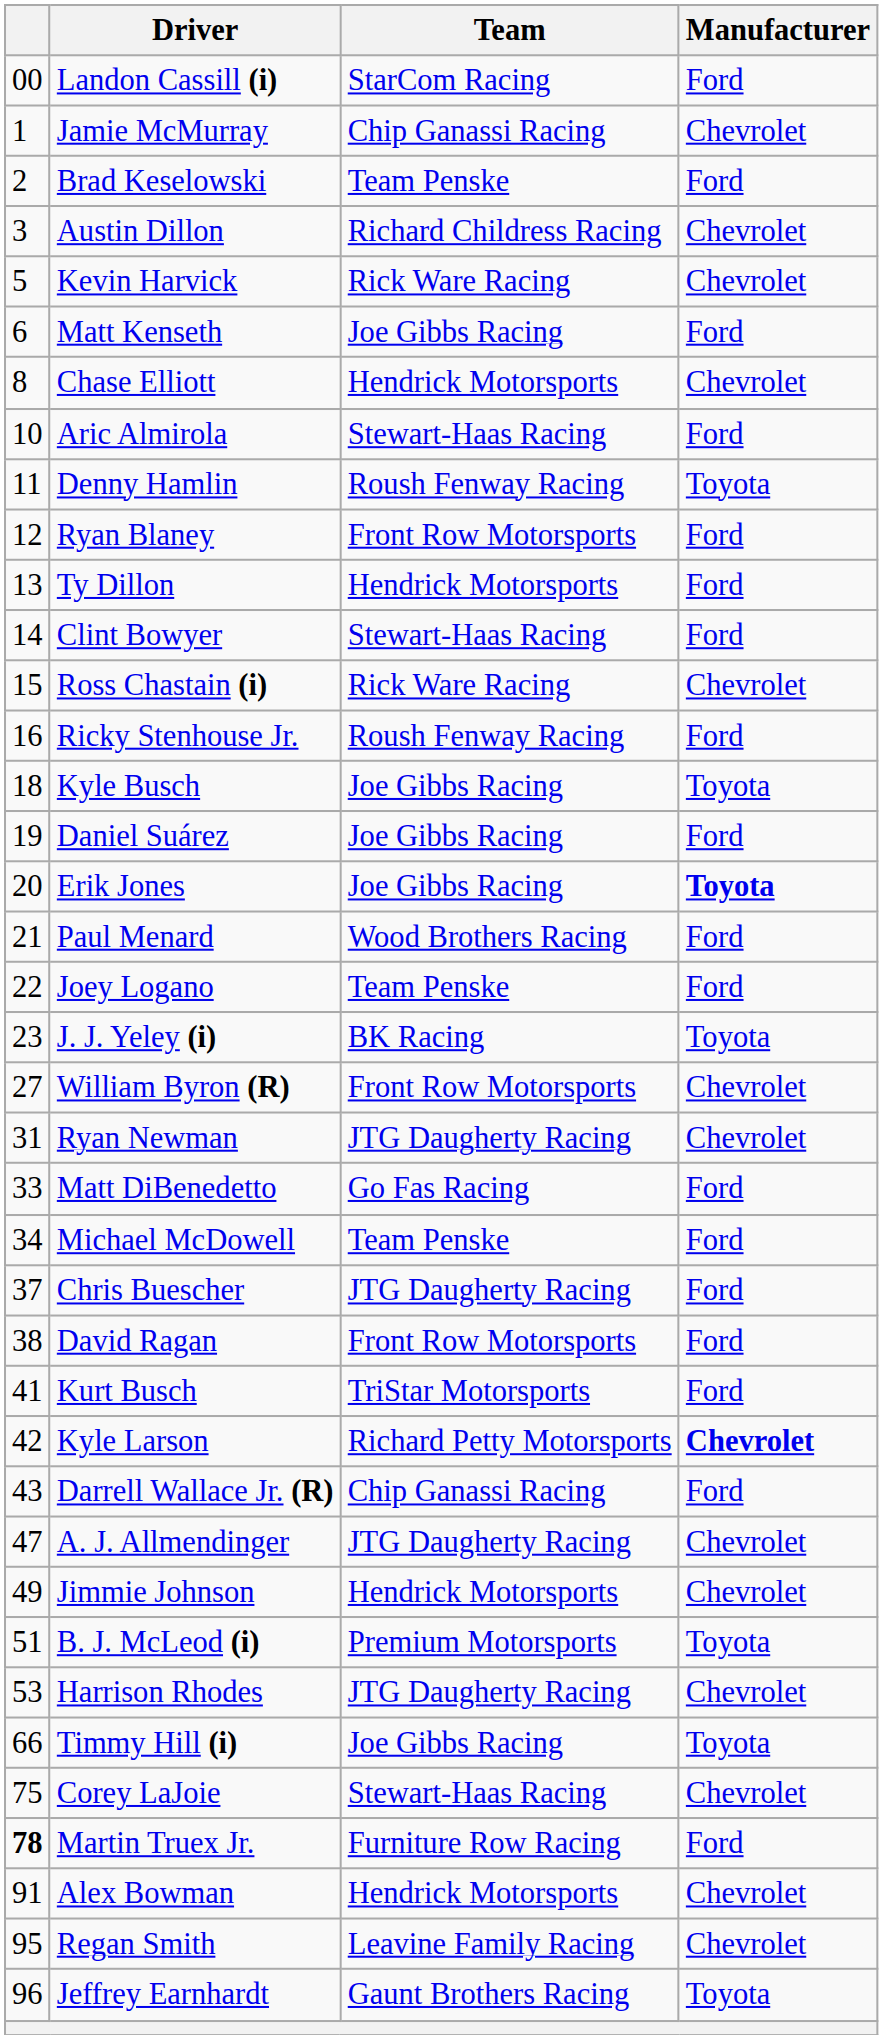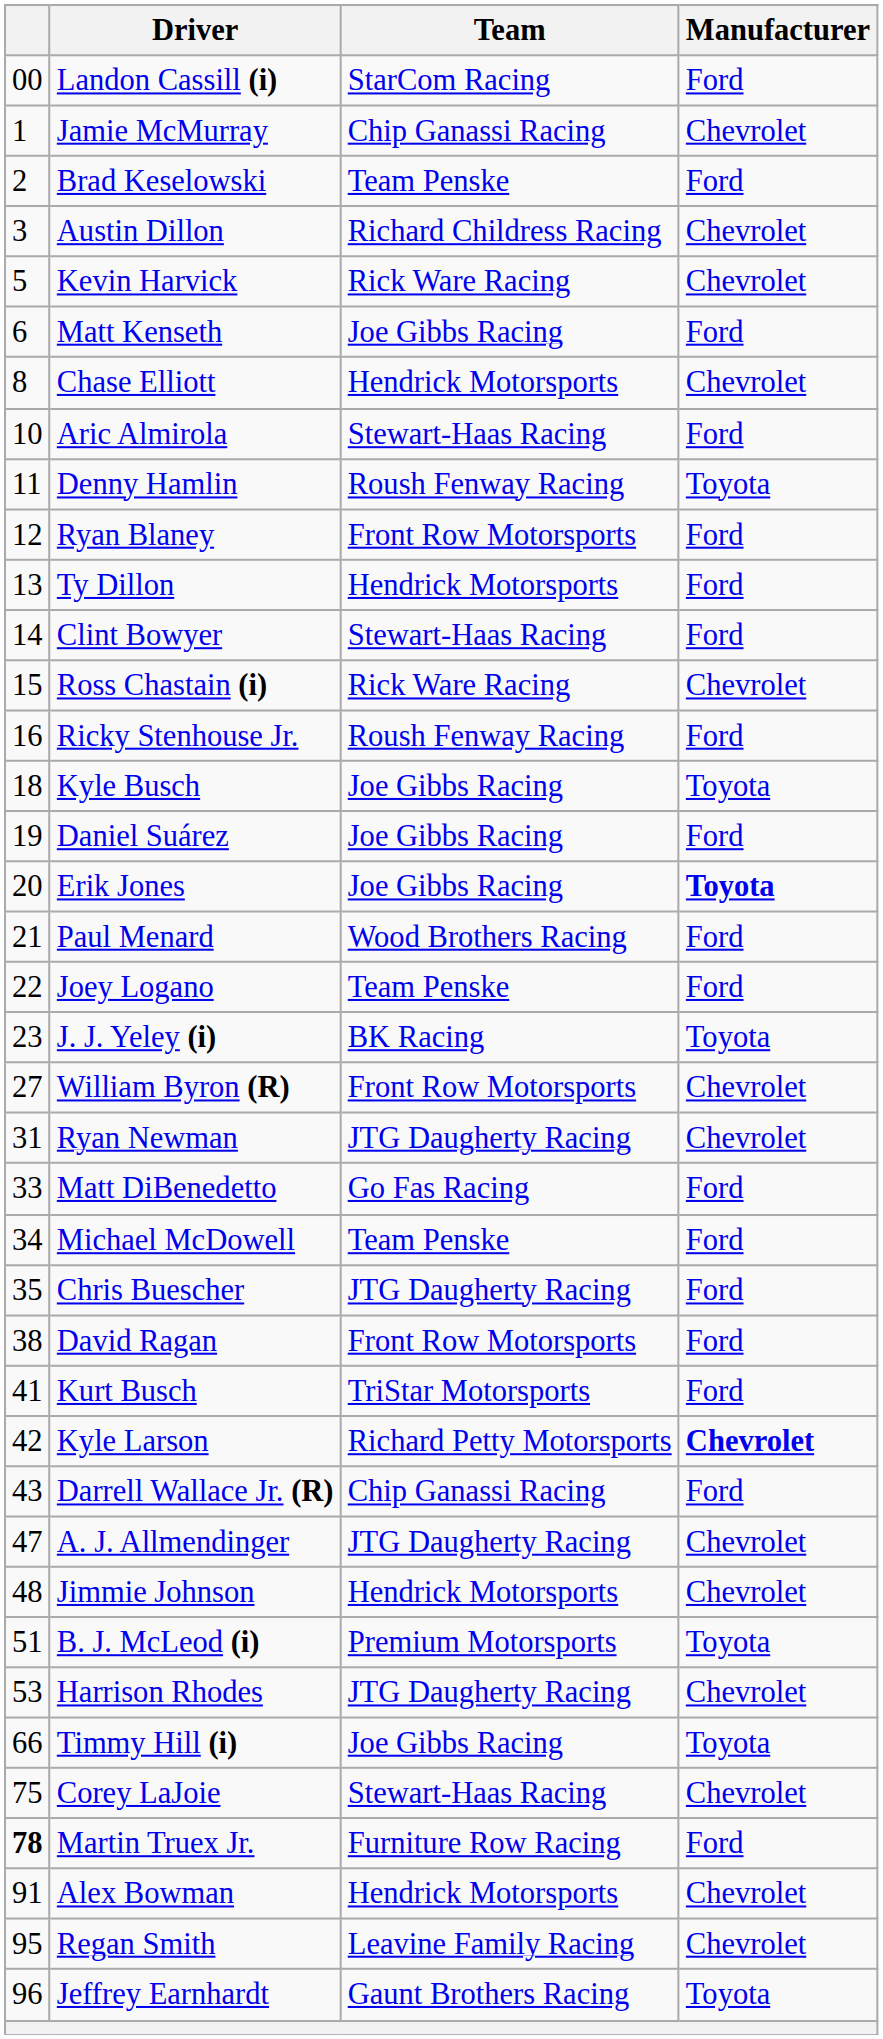(27, 1289) 37 -> (27, 1289) 35
(27, 1591) 49 -> (27, 1591) 48
